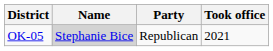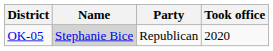(217, 35) 2021 -> (217, 35) 2020
